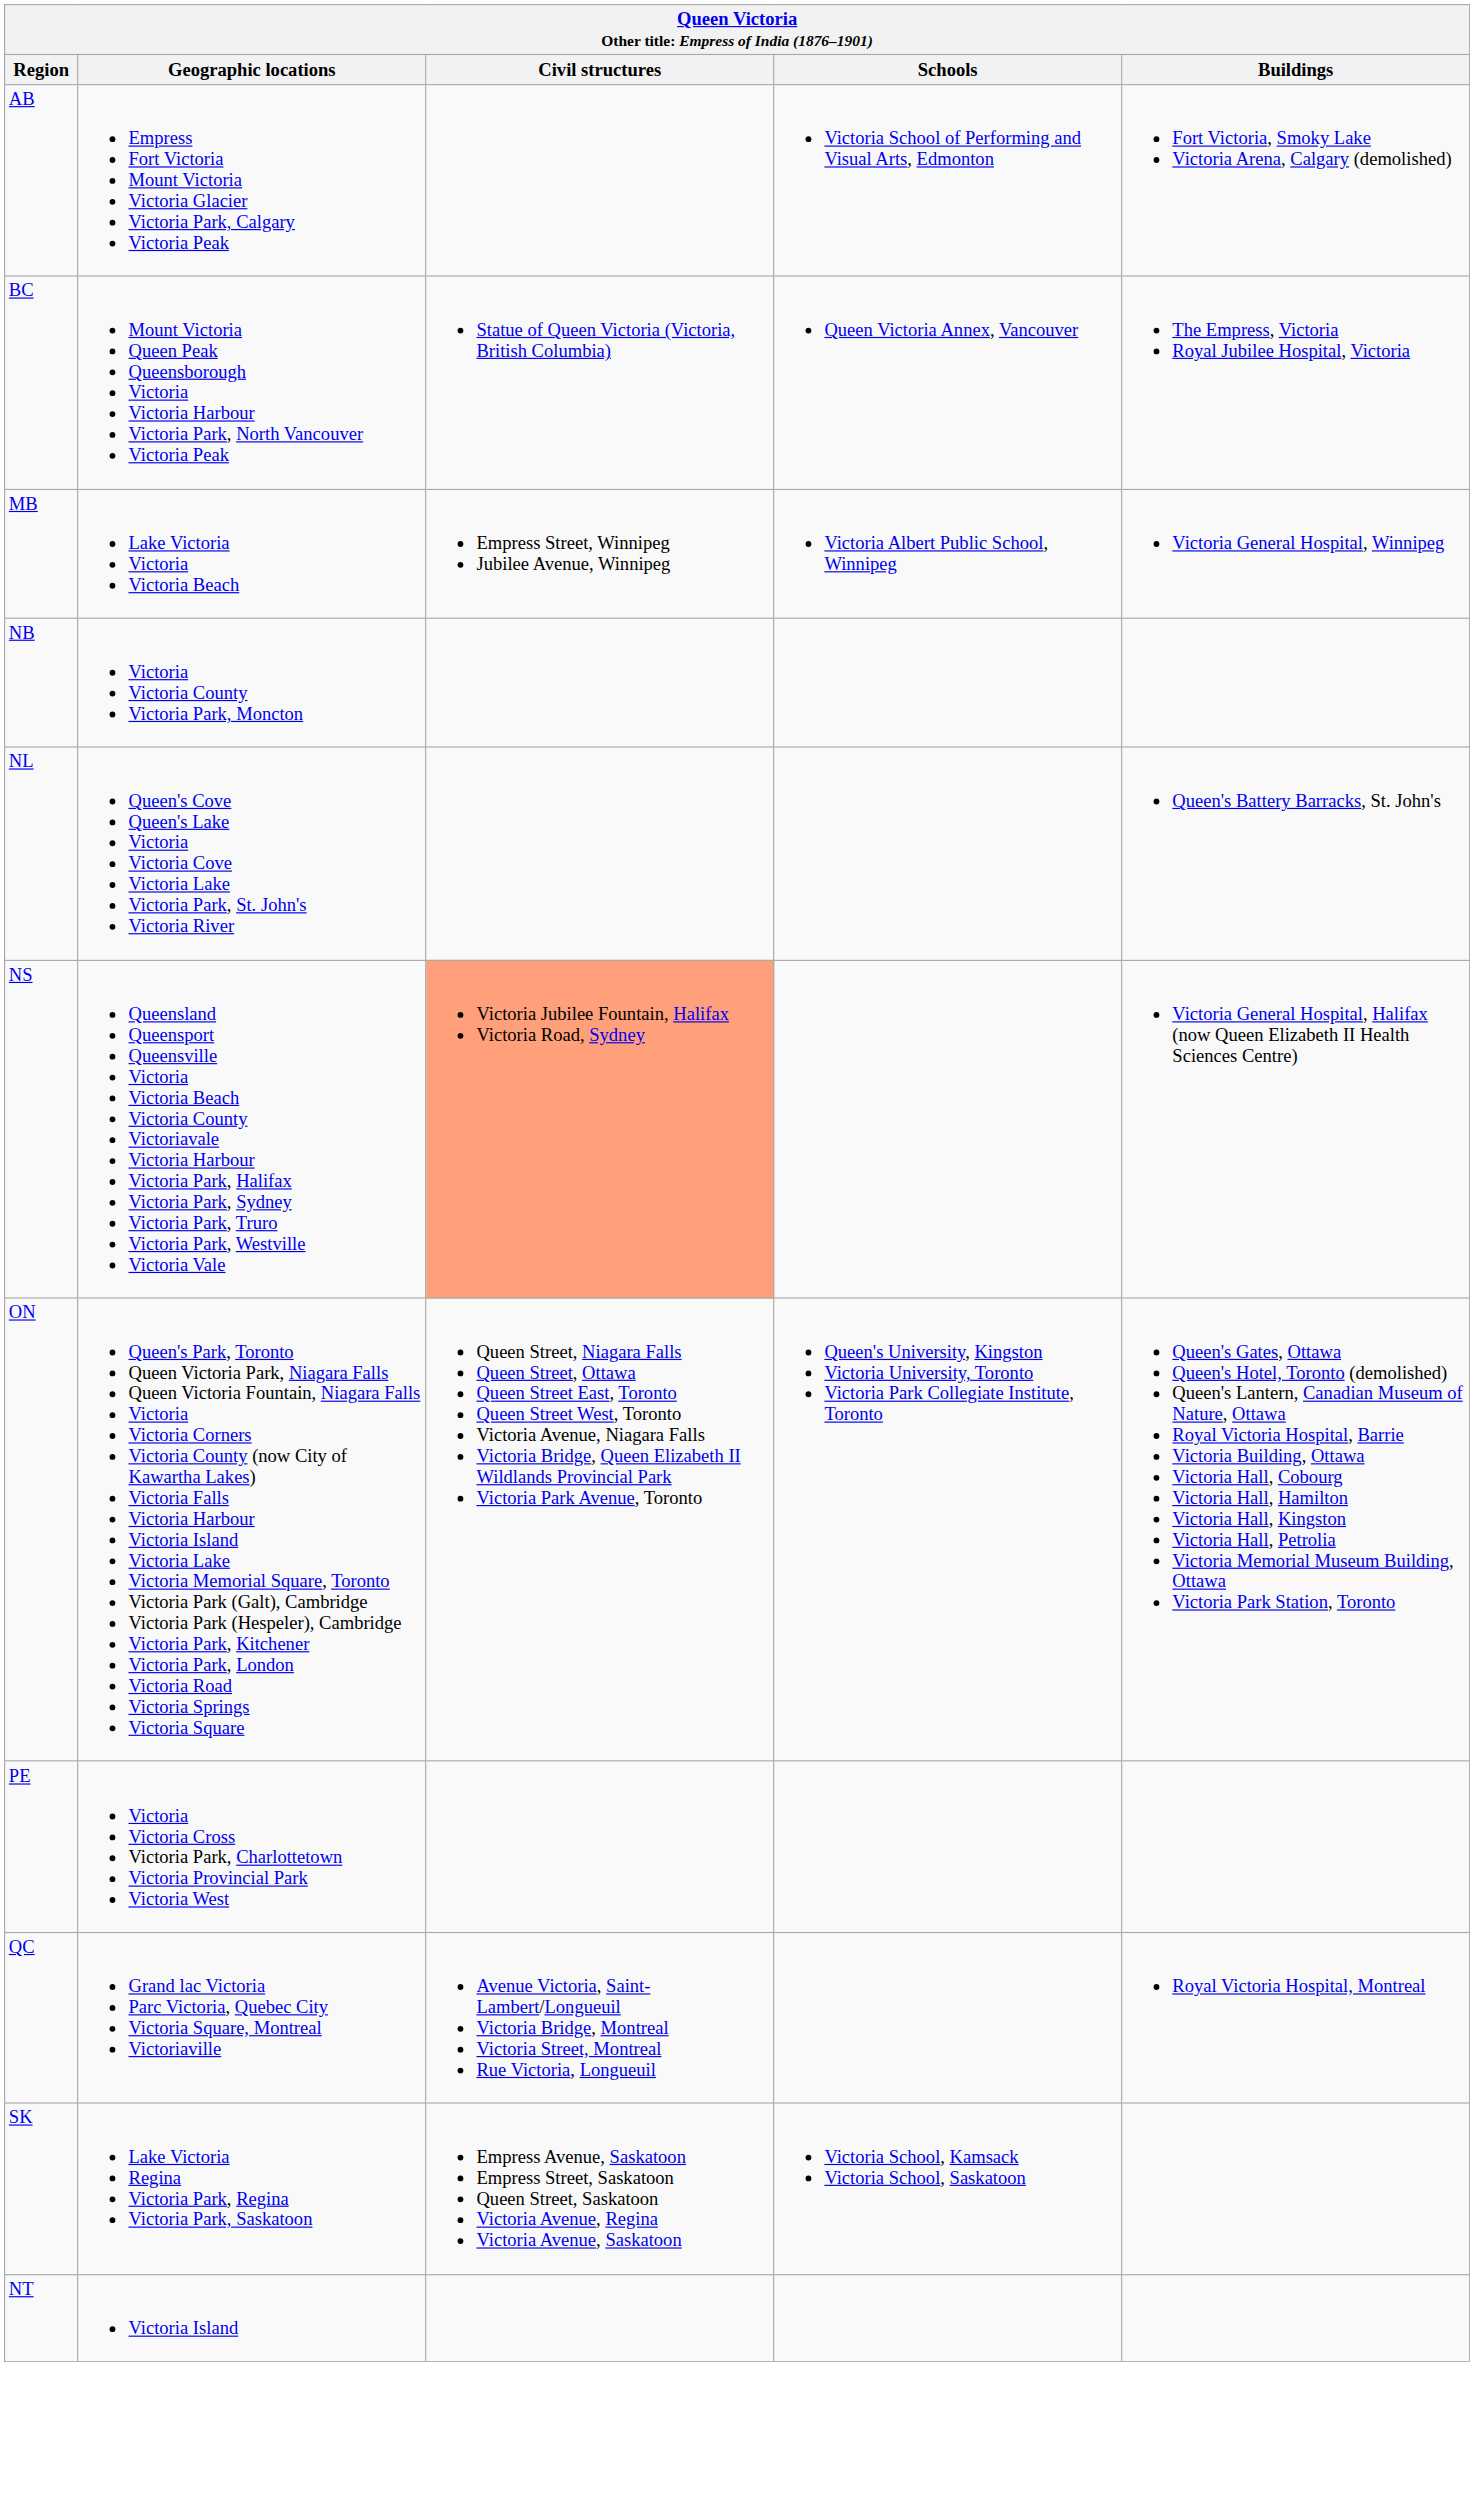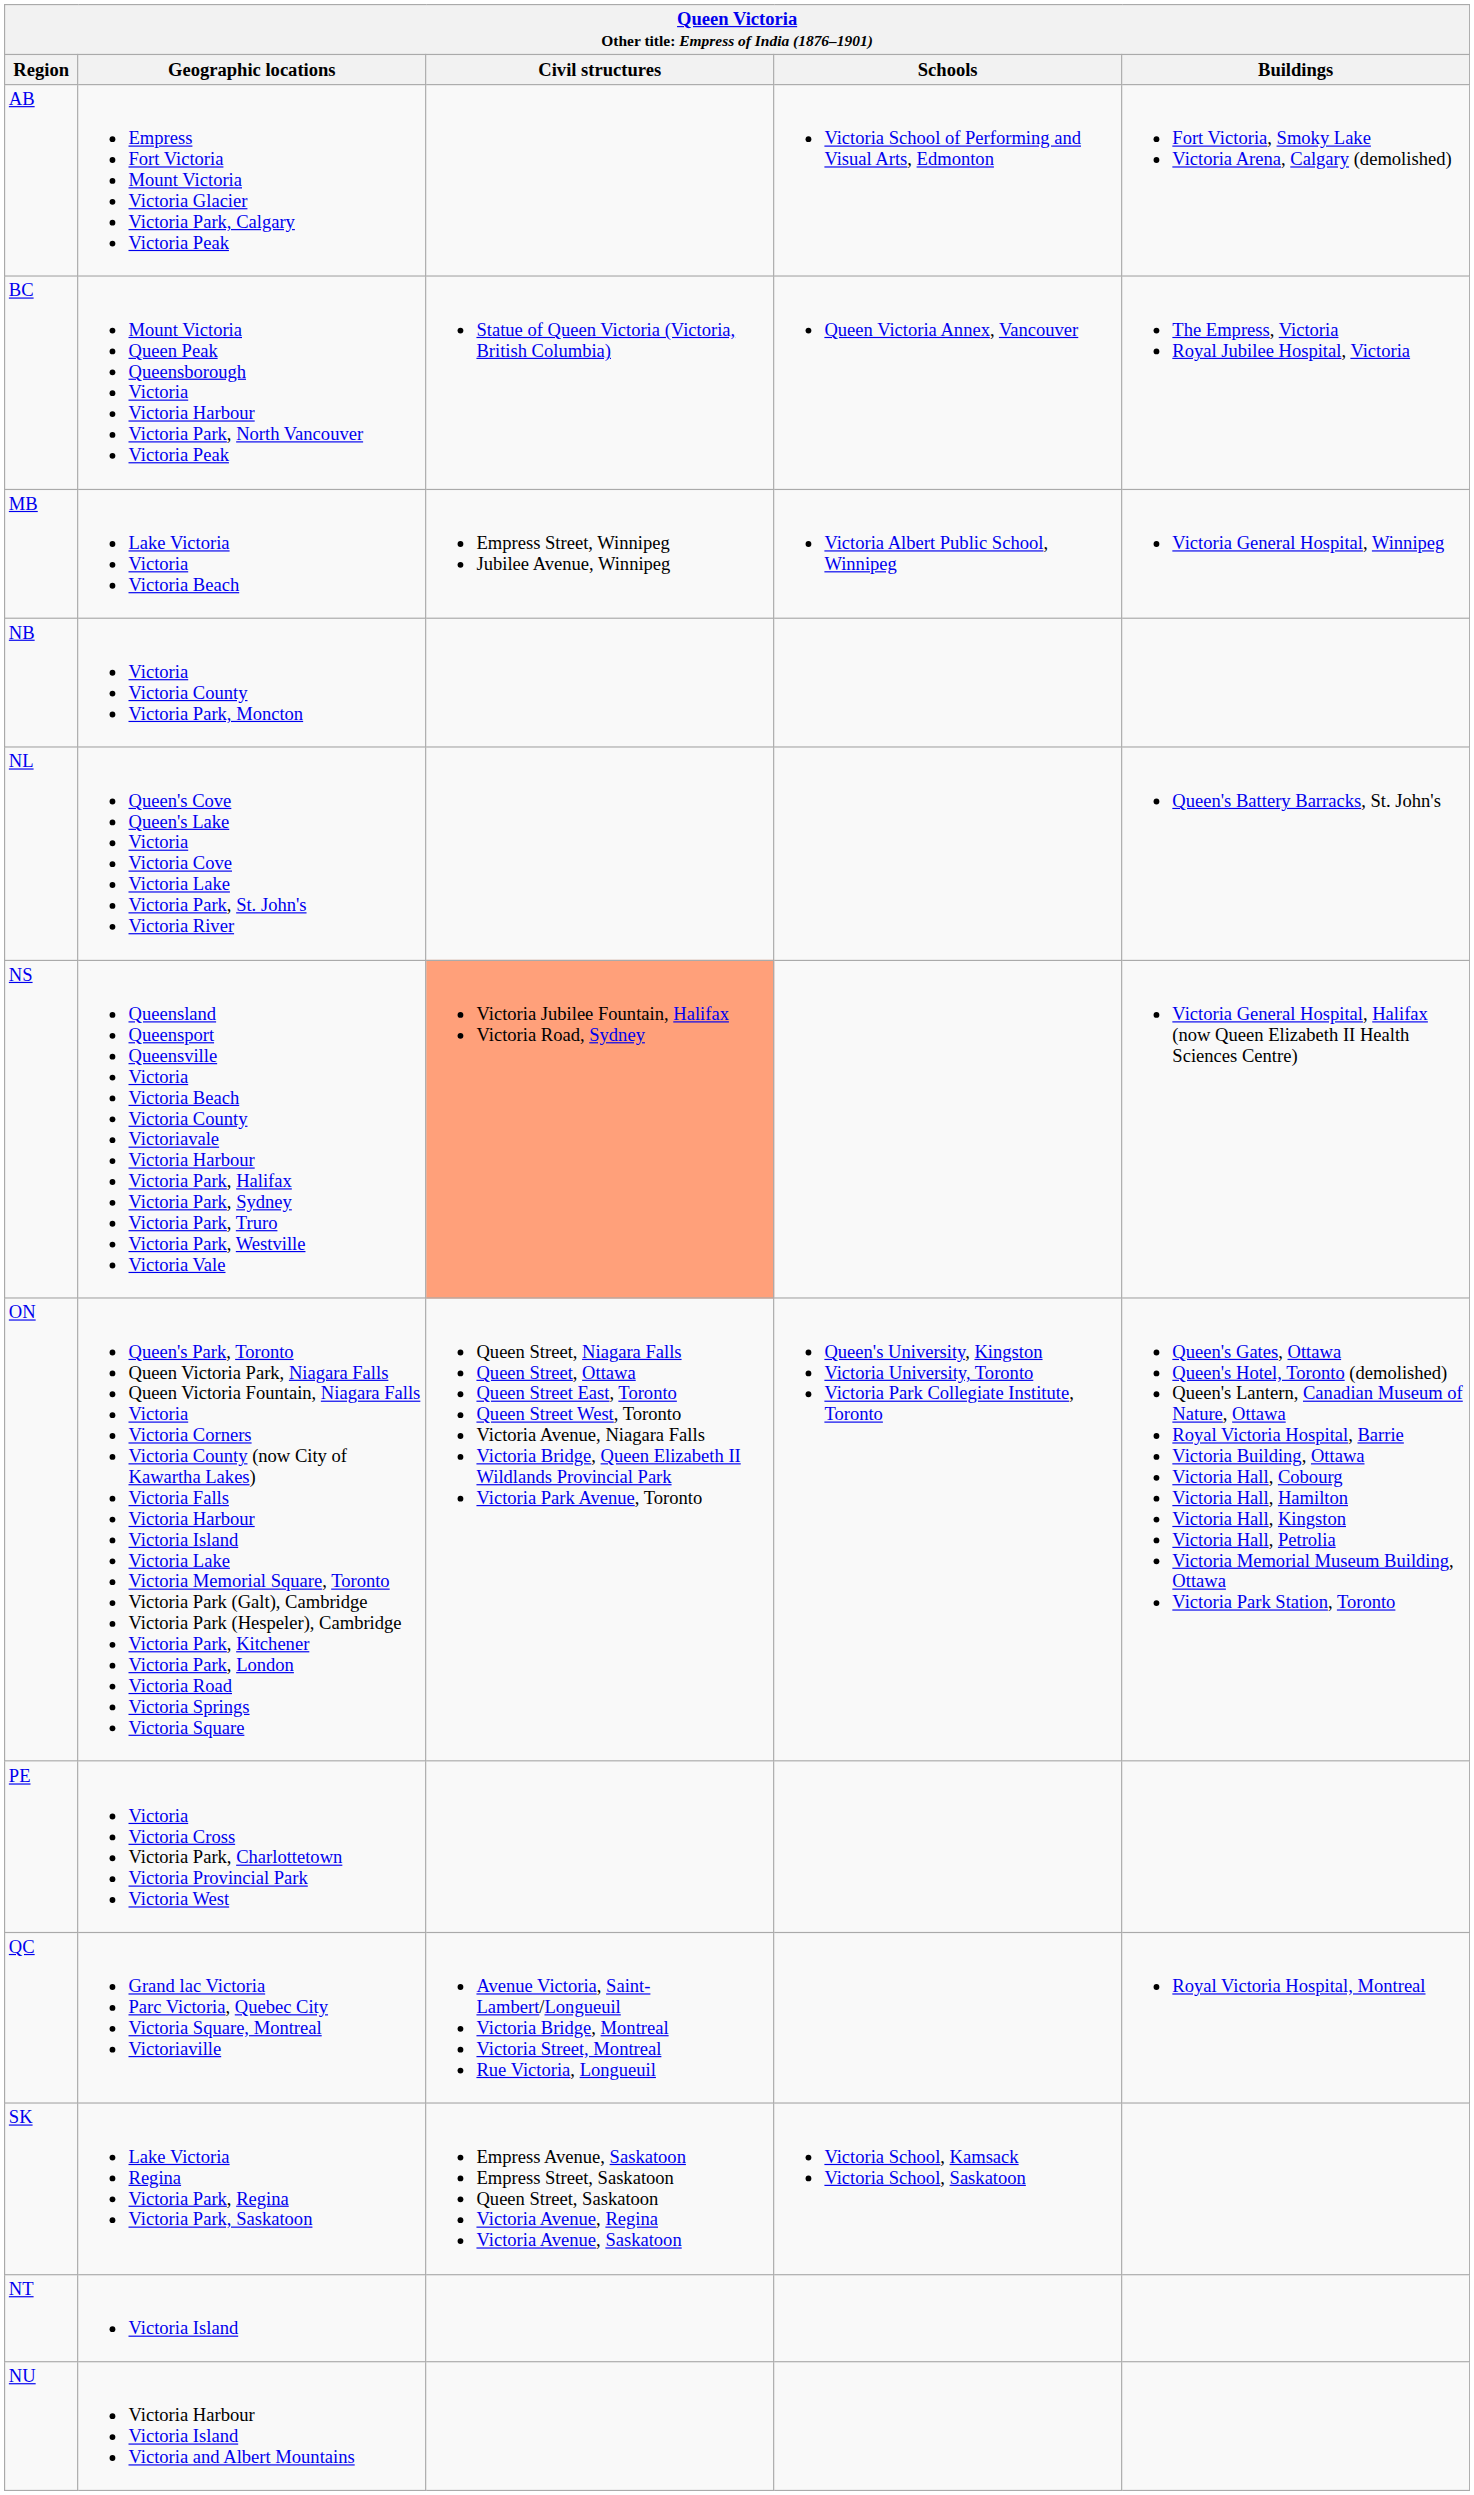+ row: (22, 2376)
